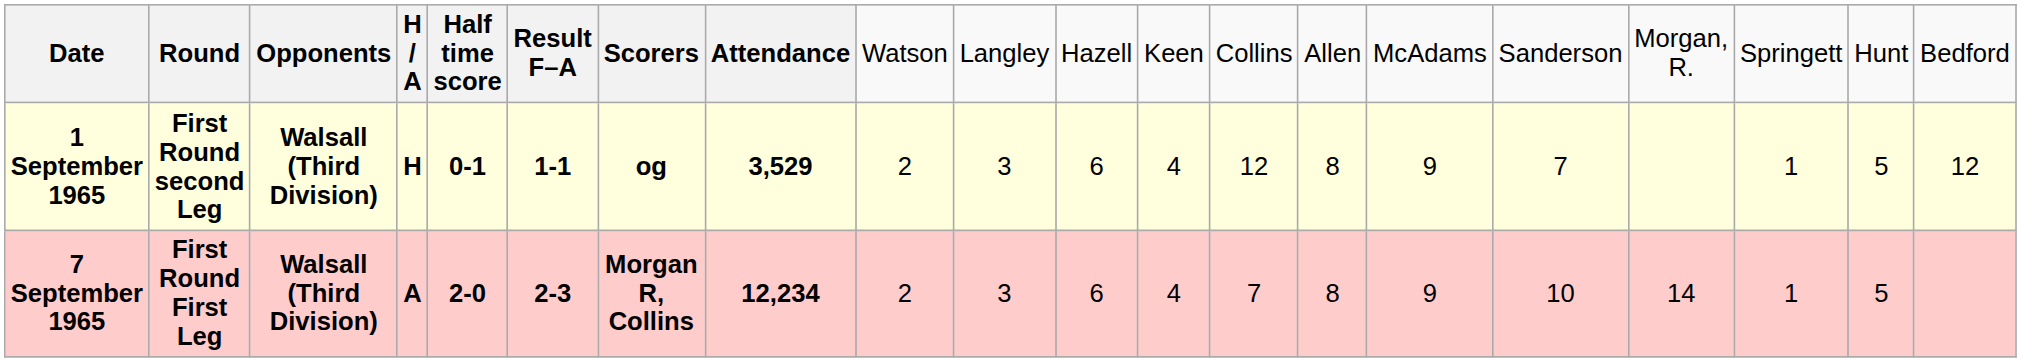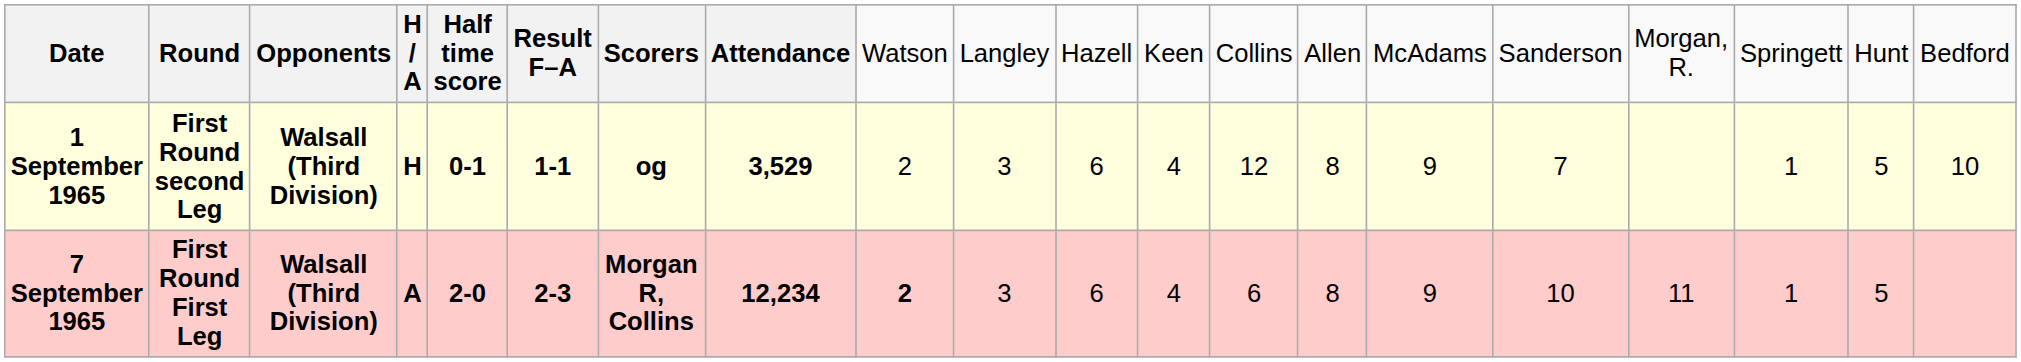(1965, 166) 12 -> (1965, 166) 10
(905, 293) normal -> (905, 293) bold
(1254, 293) 7 -> (1254, 293) 6
(1681, 293) 14 -> (1681, 293) 11
